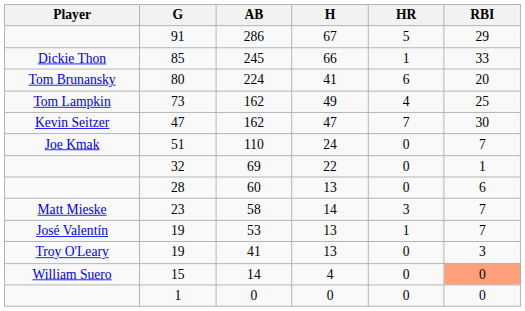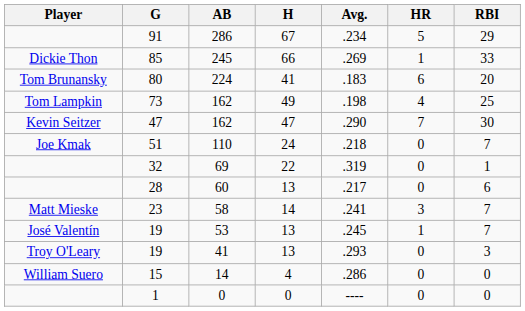+ column: (354, 15)
(482, 274) lightsalmon background -> (487, 274) no background
